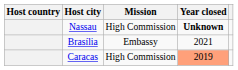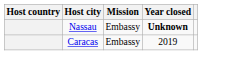(141, 27) High Commission -> (123, 27) Embassy
- row: (83, 42)
(141, 57) High Commission -> (123, 42) Embassy
(203, 57) lightsalmon background -> (168, 42) no background
